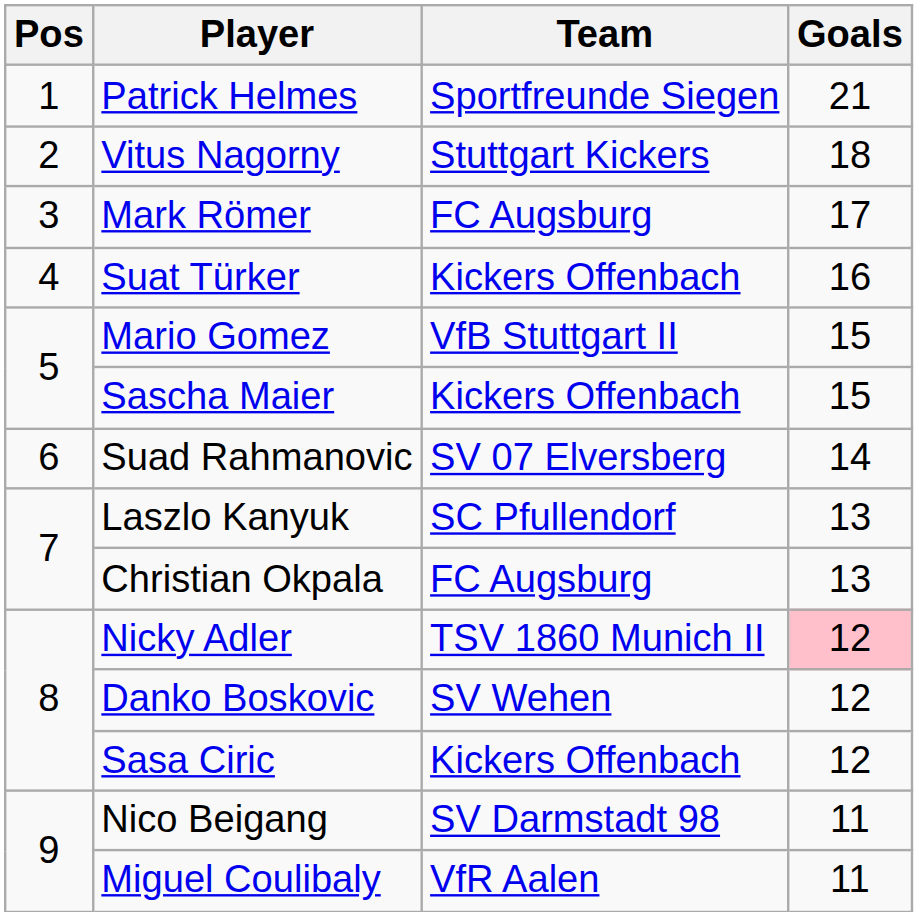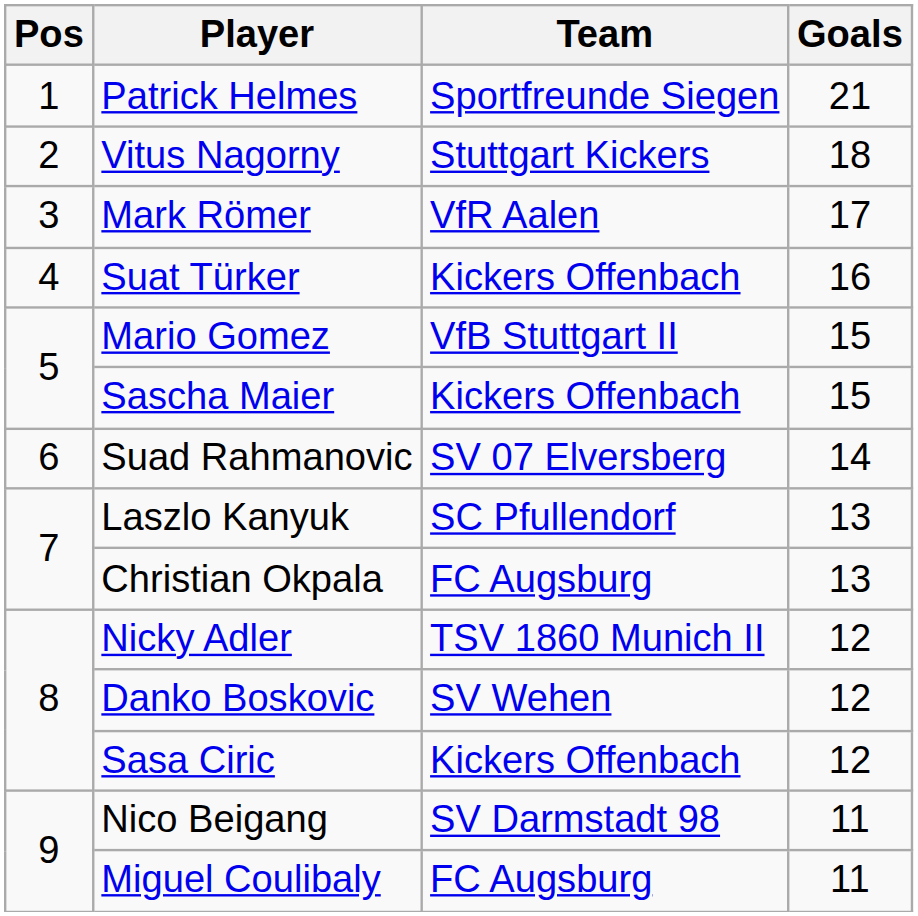(541, 215) FC Augsburg -> (515, 215) VfR Aalen
(850, 638) pink background -> (850, 638) no background
(515, 880) VfR Aalen -> (541, 880) FC Augsburg
